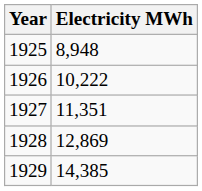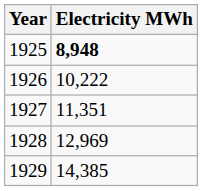(77, 49) normal -> (77, 49) bold
(82, 140) 12,869 -> (82, 140) 12,969
